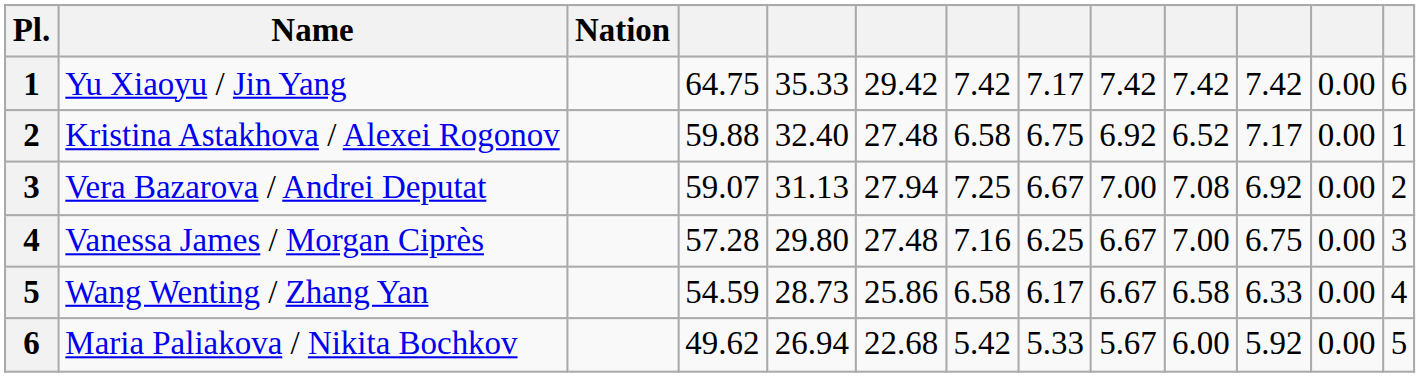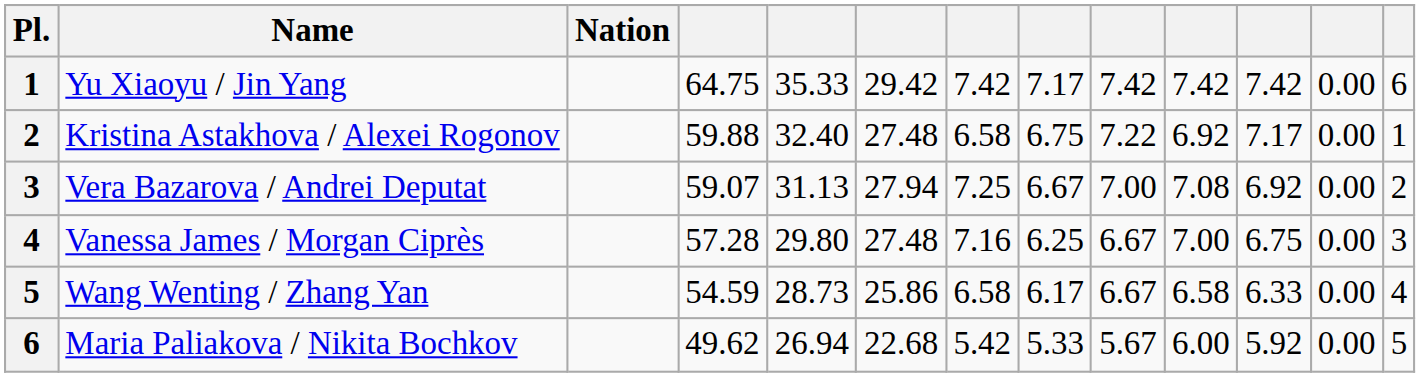(1128, 135) 6.92 -> (1128, 135) 7.22
(1201, 135) 6.52 -> (1201, 135) 6.92
